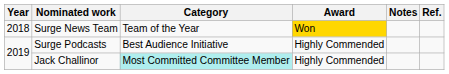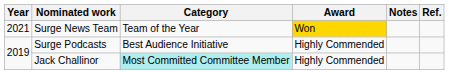(18, 28) 2018 -> (18, 28) 2021
